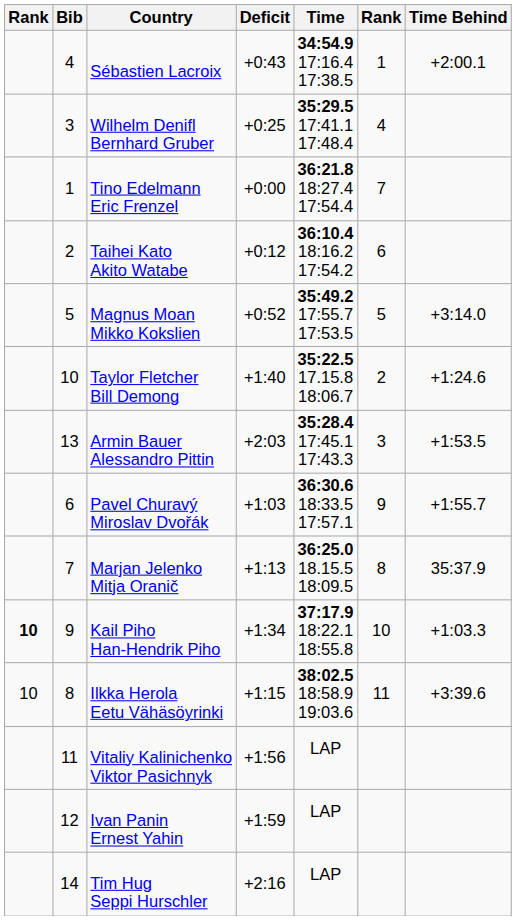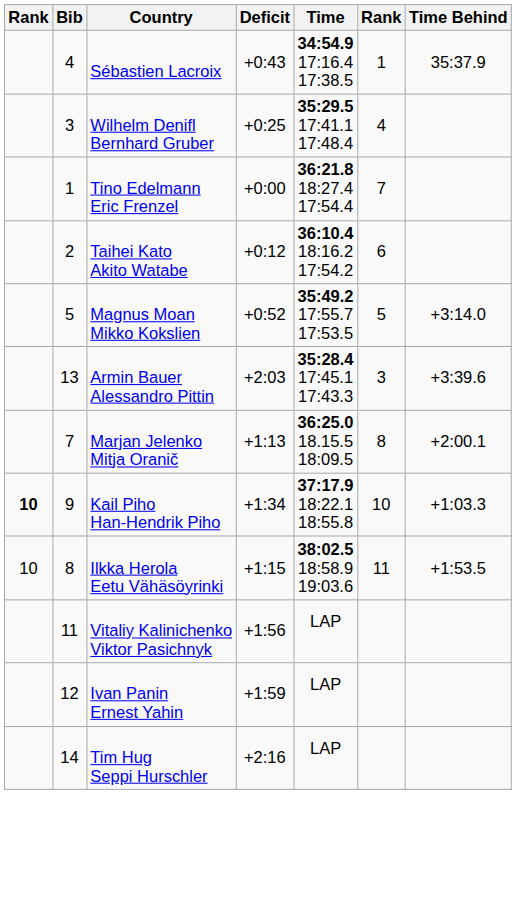(458, 62) +2:00.1 -> (458, 62) 35:37.9
- row: (144, 387)
(458, 441) +1:53.5 -> (458, 378) +3:39.6
- row: (149, 514)
(458, 567) 35:37.9 -> (458, 441) +2:00.1
(458, 694) +3:39.6 -> (458, 567) +1:53.5
